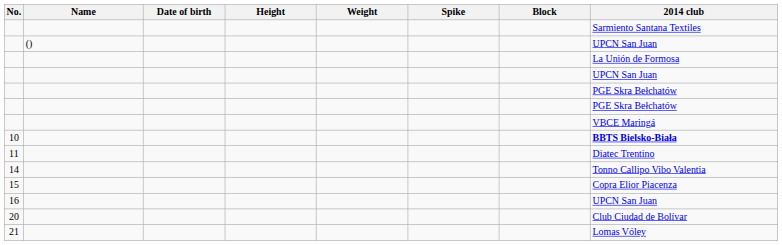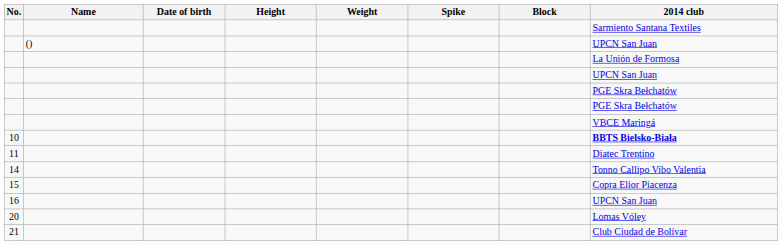(640, 216) Club Ciudad de Bolívar -> (619, 216) Lomas Vóley
(619, 232) Lomas Vóley -> (640, 232) Club Ciudad de Bolívar
